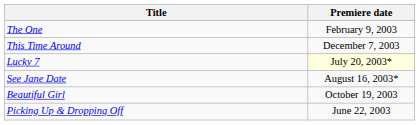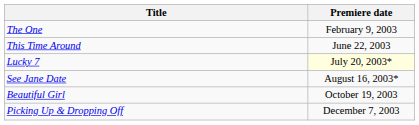(361, 45) December 7, 2003 -> (361, 45) June 22, 2003
(361, 111) June 22, 2003 -> (361, 111) December 7, 2003
